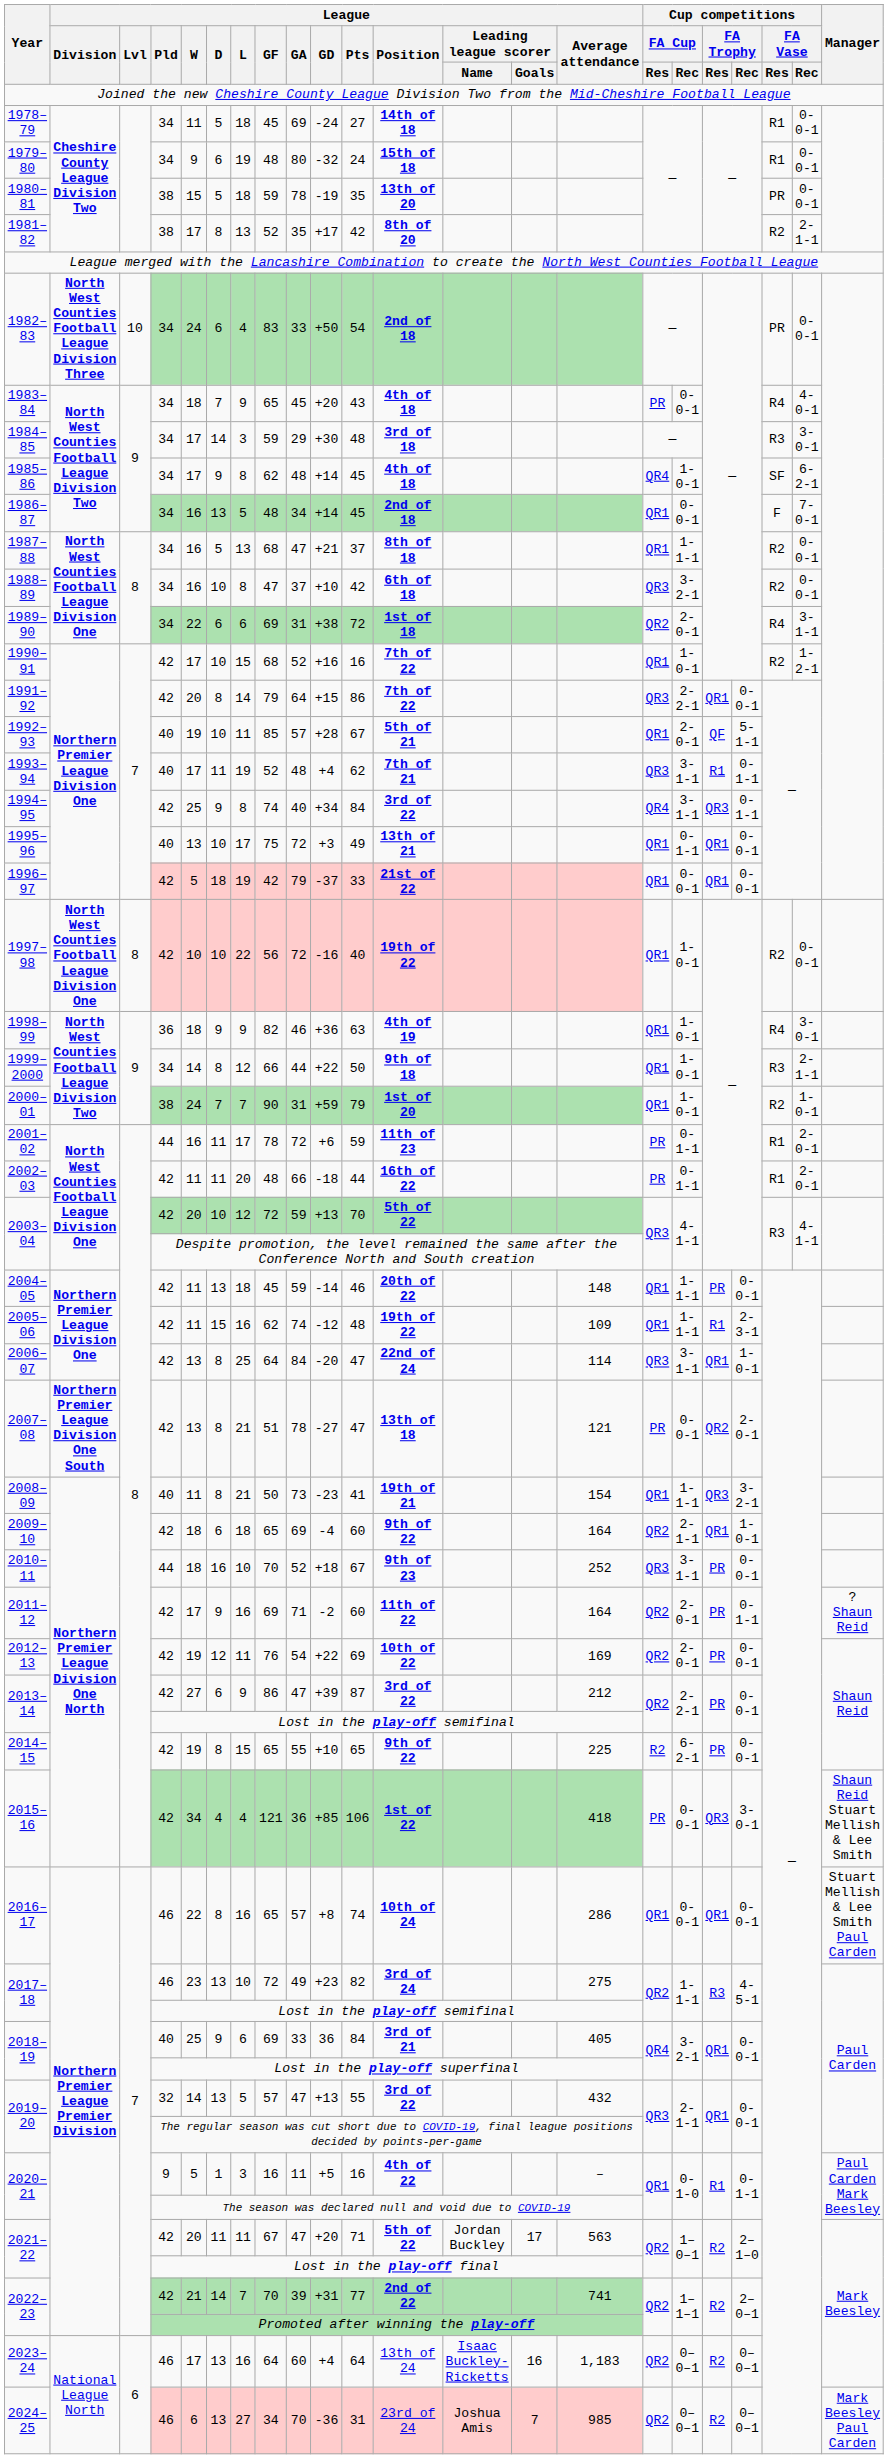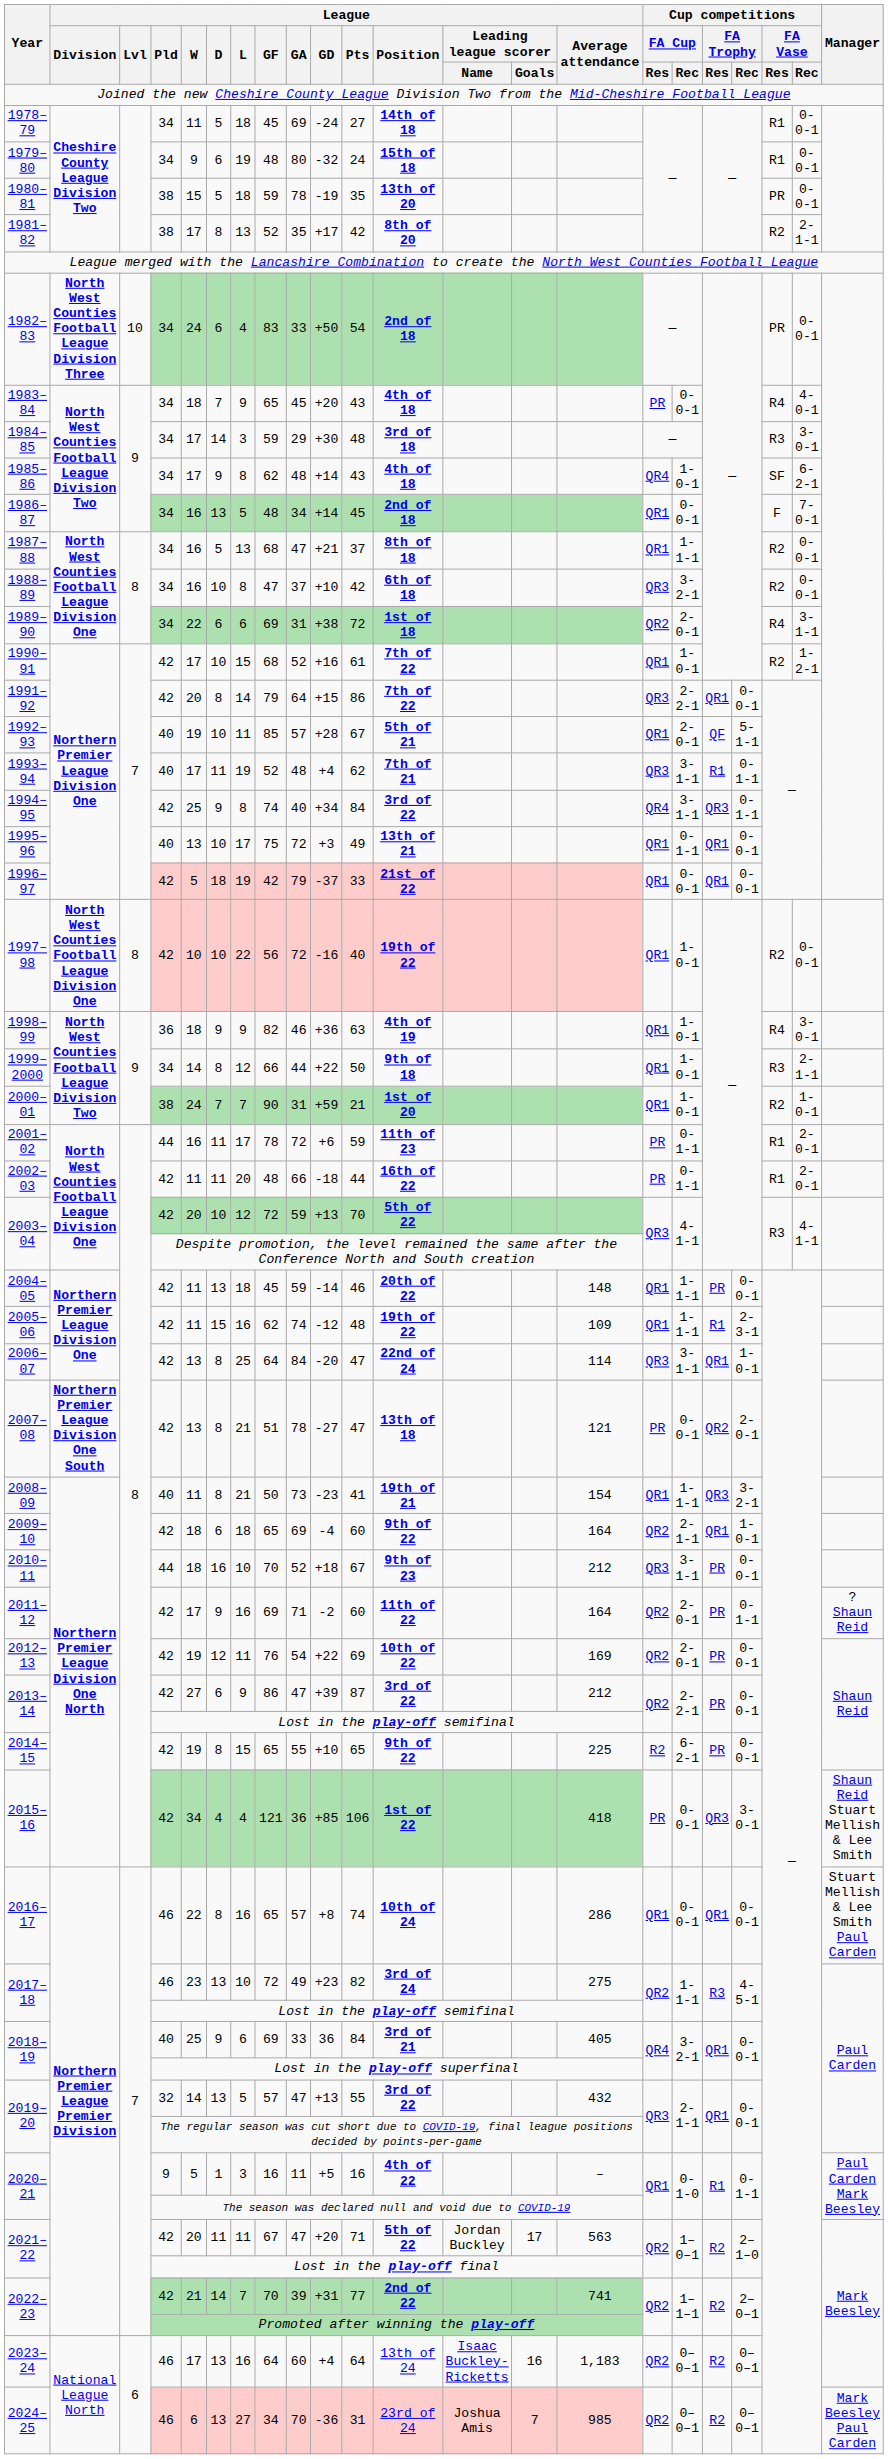(358, 477) 45 -> (358, 477) 43
(358, 662) 16 -> (358, 662) 61
(358, 1105) 79 -> (358, 1105) 21
(600, 1568) 252 -> (600, 1568) 212
